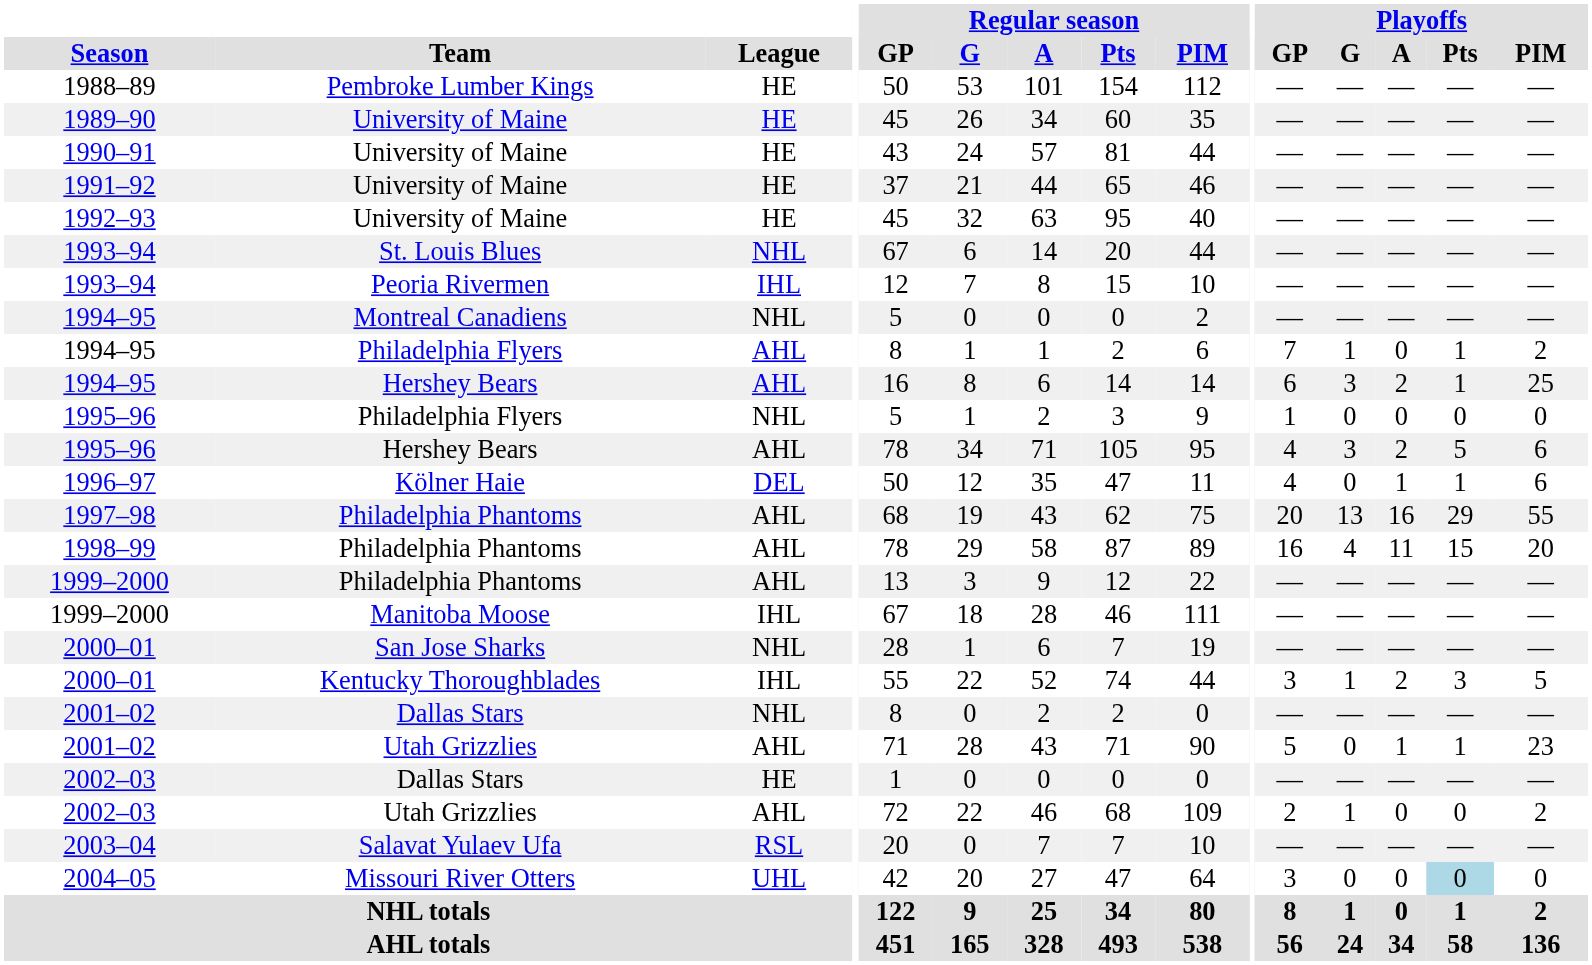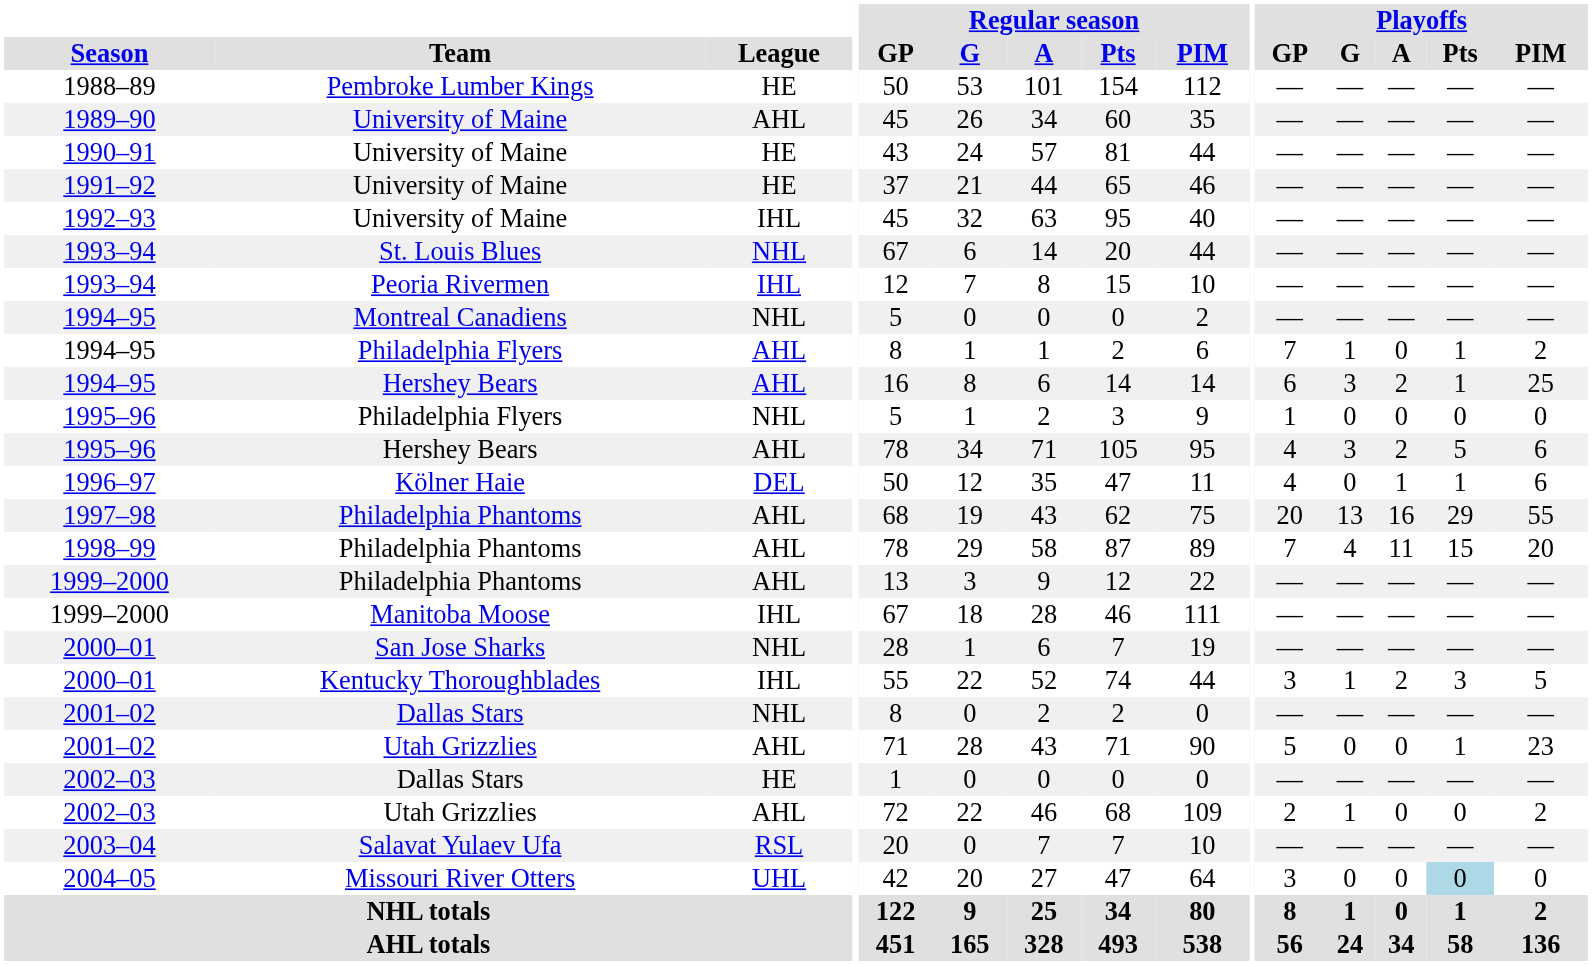(779, 119) HE -> (779, 119) AHL
(779, 218) HE -> (779, 218) IHL
(1290, 548) 16 -> (1290, 548) 7
(1401, 746) 1 -> (1401, 746) 0
